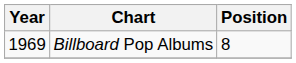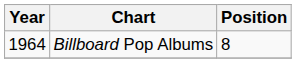(27, 44) 1969 -> (27, 44) 1964
